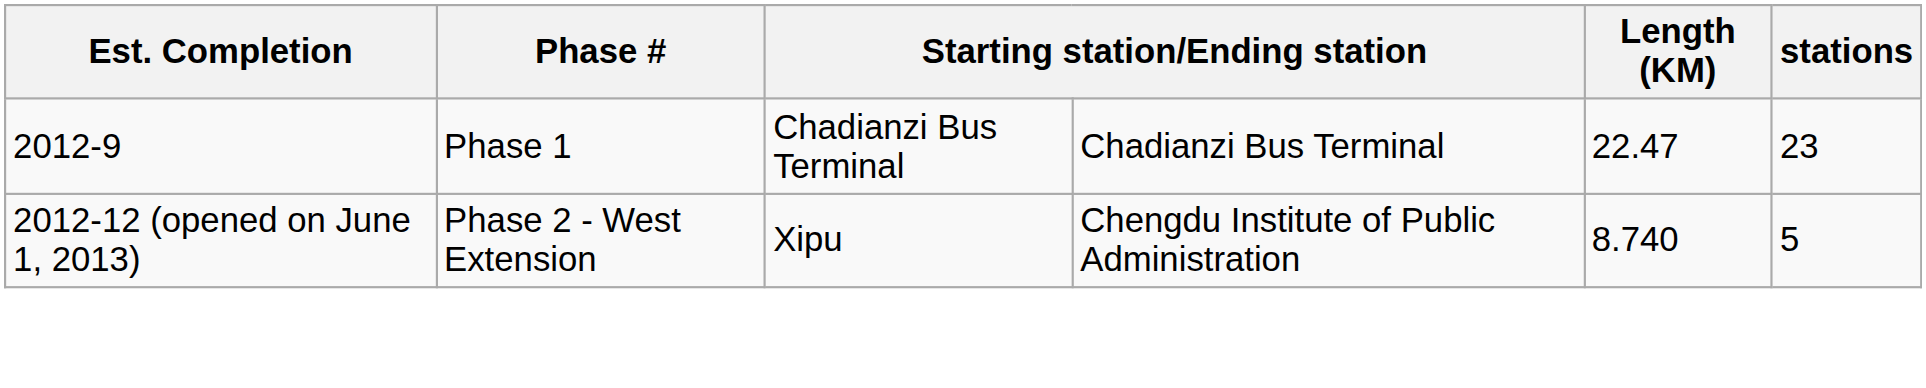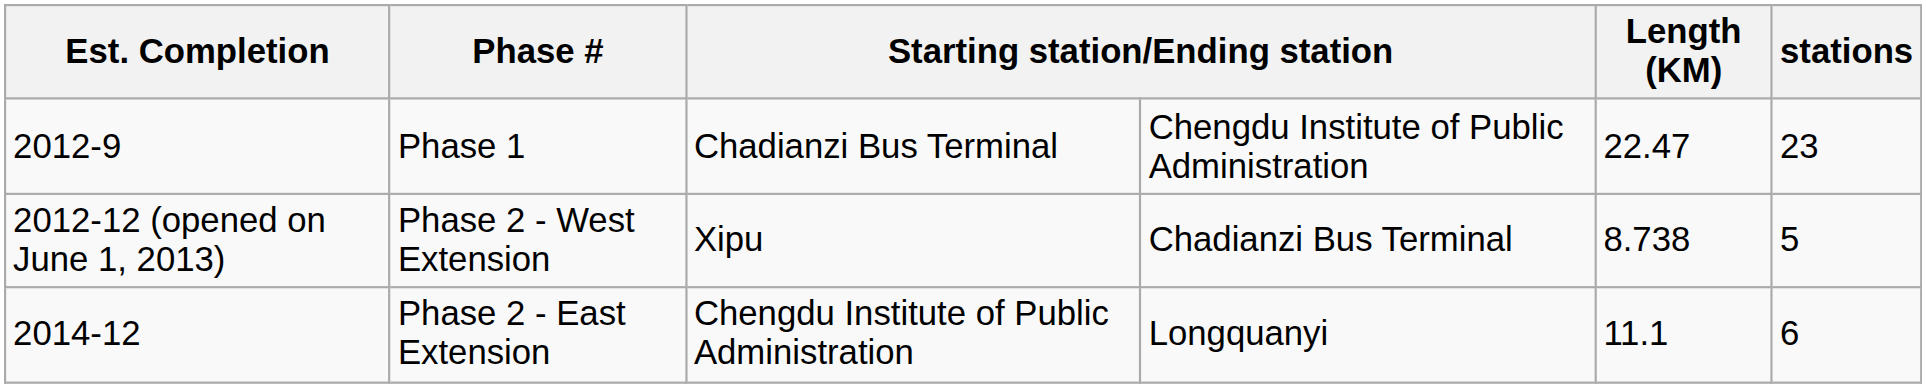(1262, 145) Chadianzi Bus Terminal -> (1356, 145) Chengdu Institute of Public Administration
(1288, 239) Chengdu Institute of Public Administration -> (1331, 239) Chadianzi Bus Terminal
(1635, 239) 8.740 -> (1647, 239) 8.738
+ row: (512, 333)
